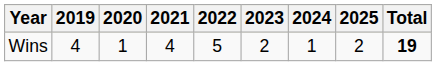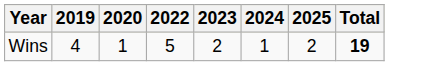- column: (170, 18)
